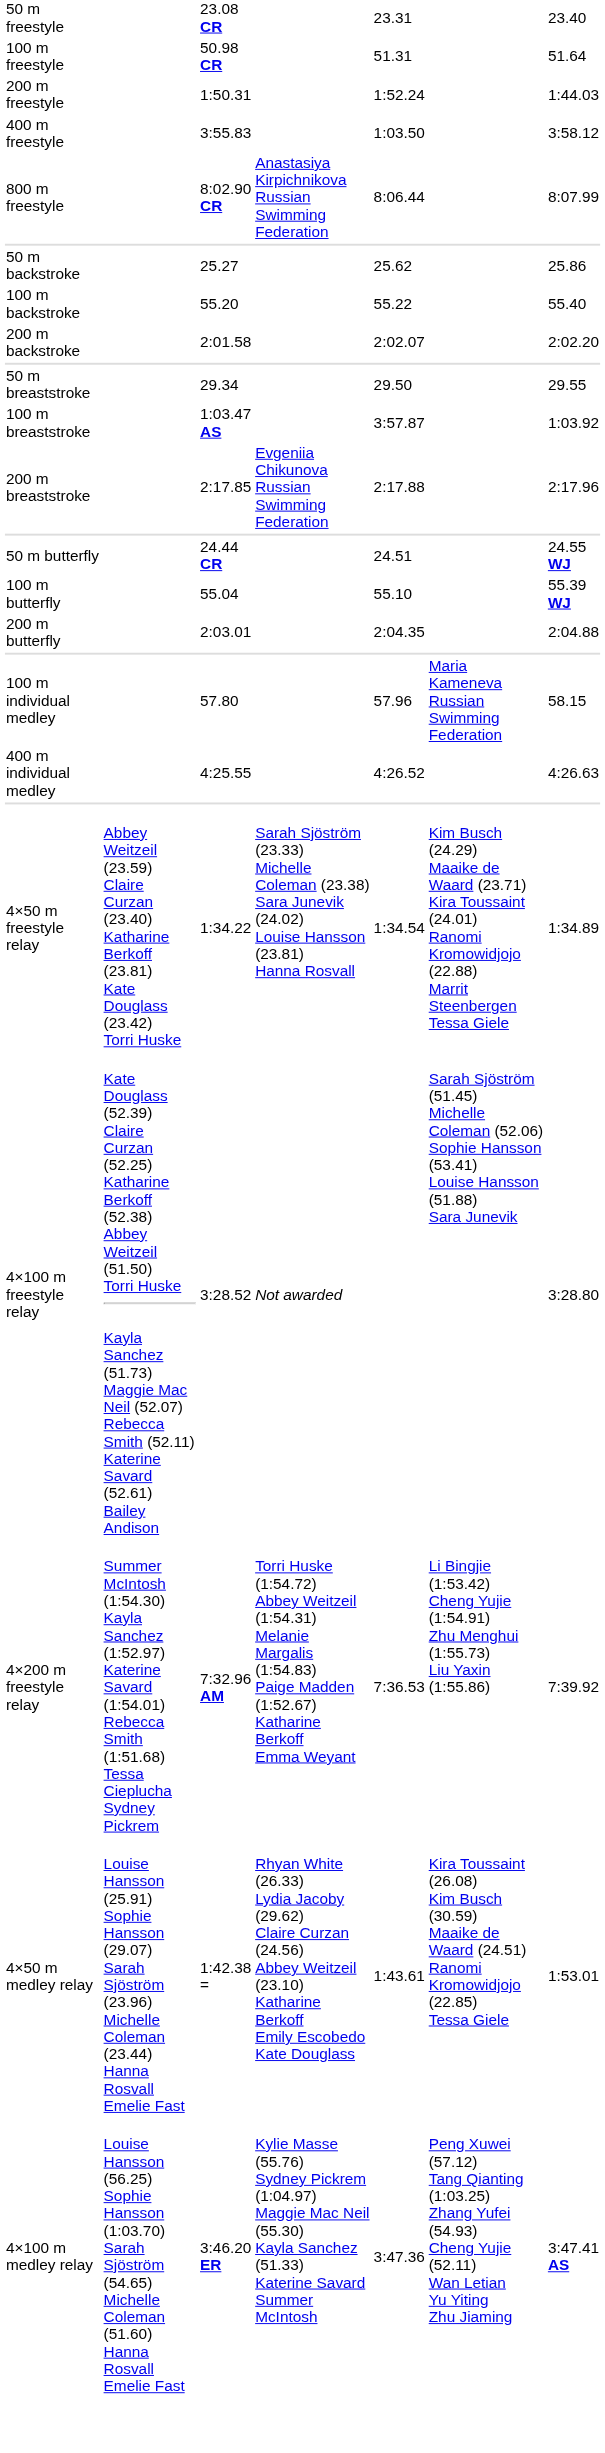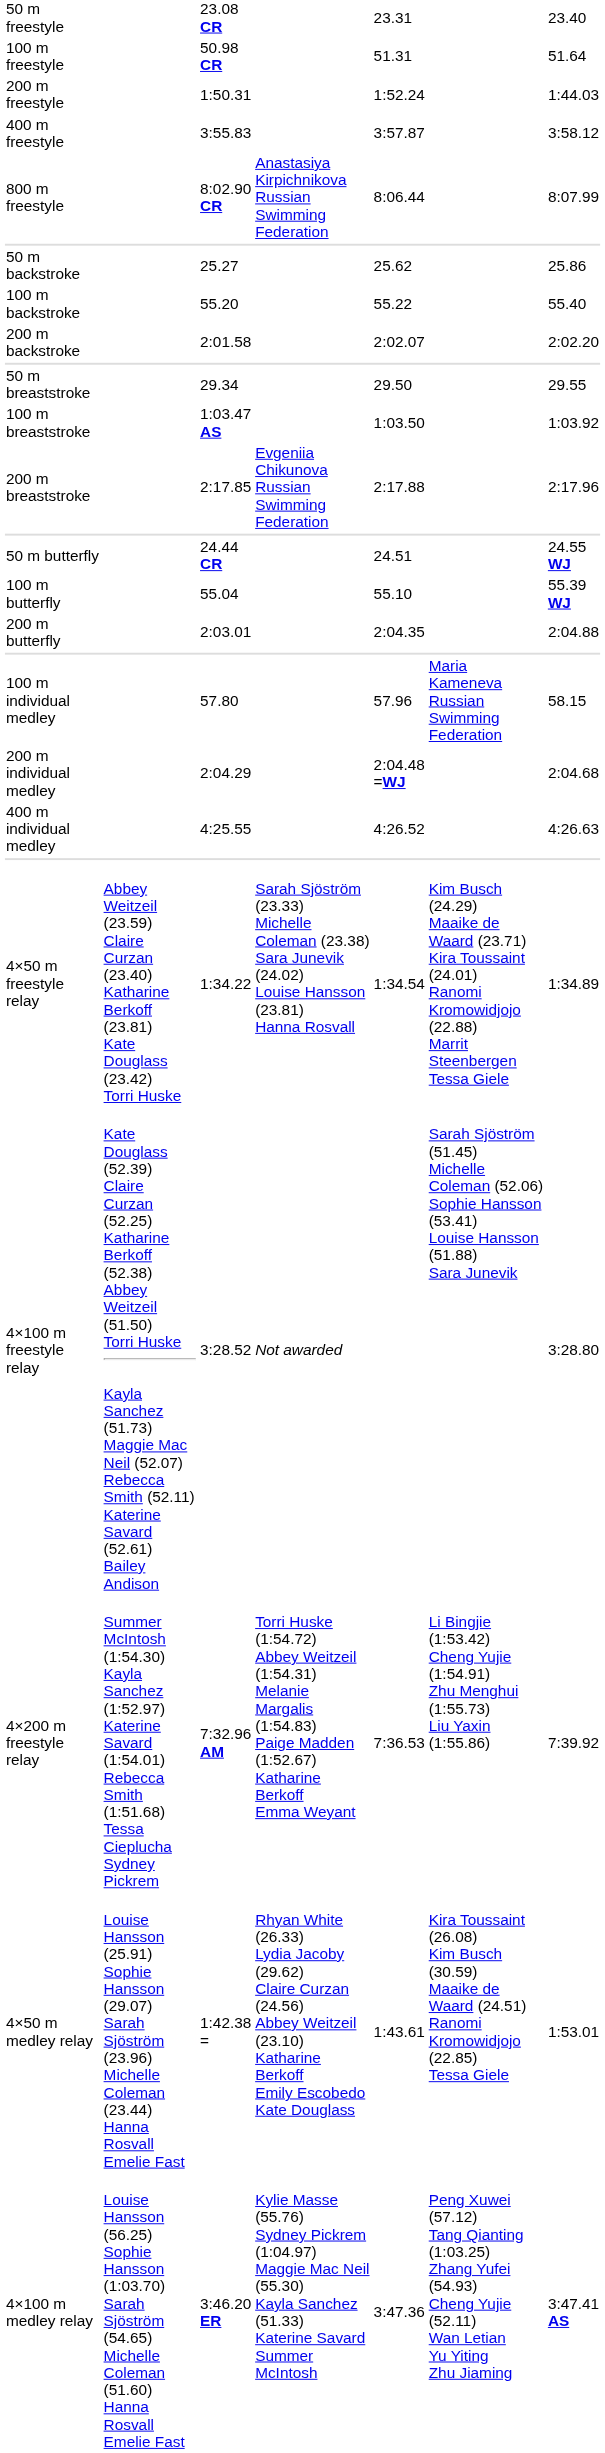(399, 133) 1:03.50 -> (399, 133) 3:57.87
(399, 423) 3:57.87 -> (399, 423) 1:03.50
+ row: (38, 773)
